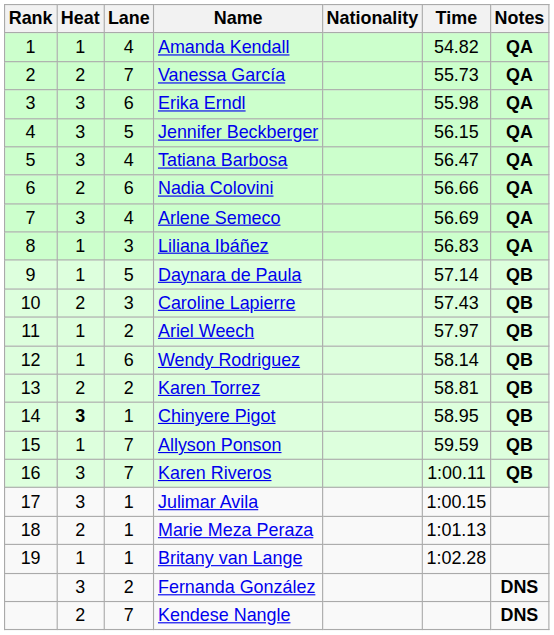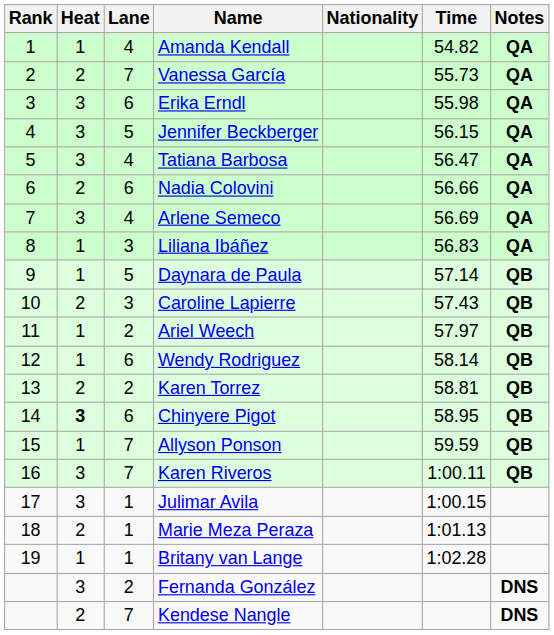(129, 416) 1 -> (129, 416) 6
